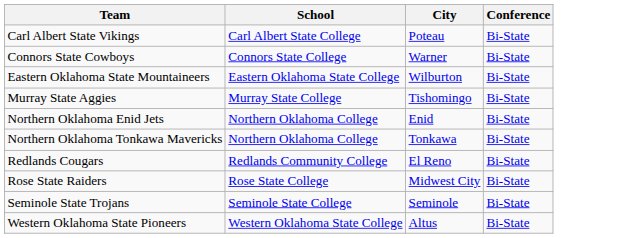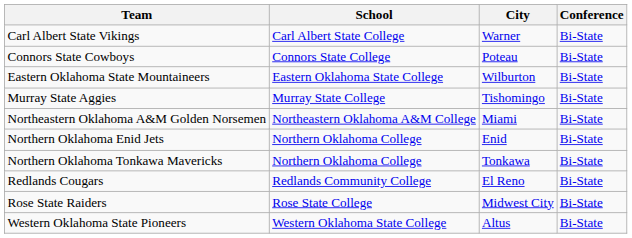(426, 35) Poteau -> (501, 35) Warner
(428, 56) Warner -> (500, 56) Poteau
+ row: (137, 118)
- row: (68, 202)
